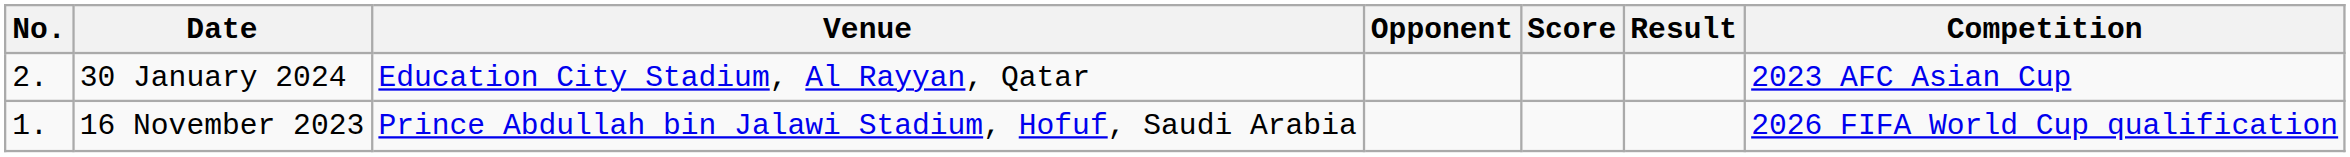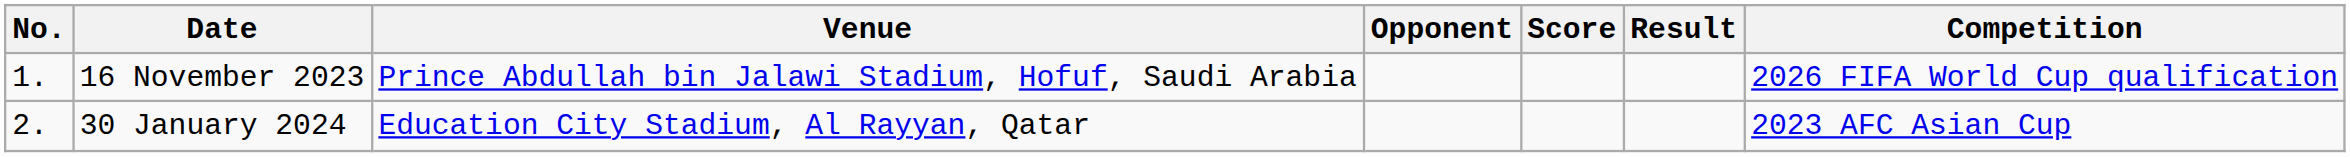rows swapped: (222, 126) <-> (213, 78)
